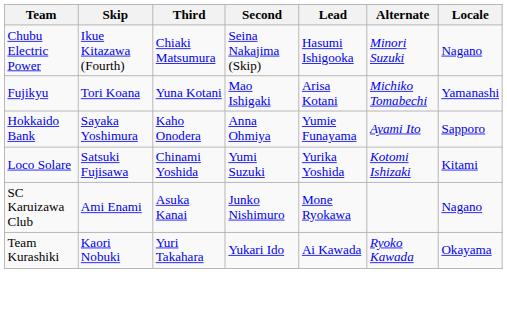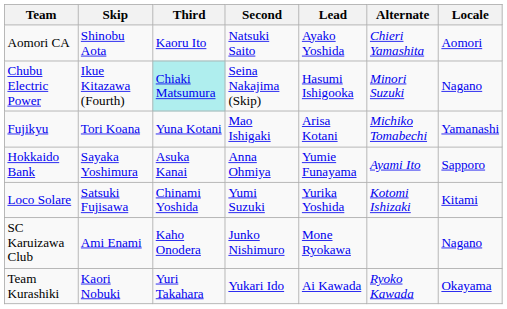+ row: (39, 43)
(186, 50) no background -> (186, 86) paleturquoise background
(178, 128) Kaho Onodera -> (173, 164) Asuka Kanai
(173, 207) Asuka Kanai -> (178, 243) Kaho Onodera
